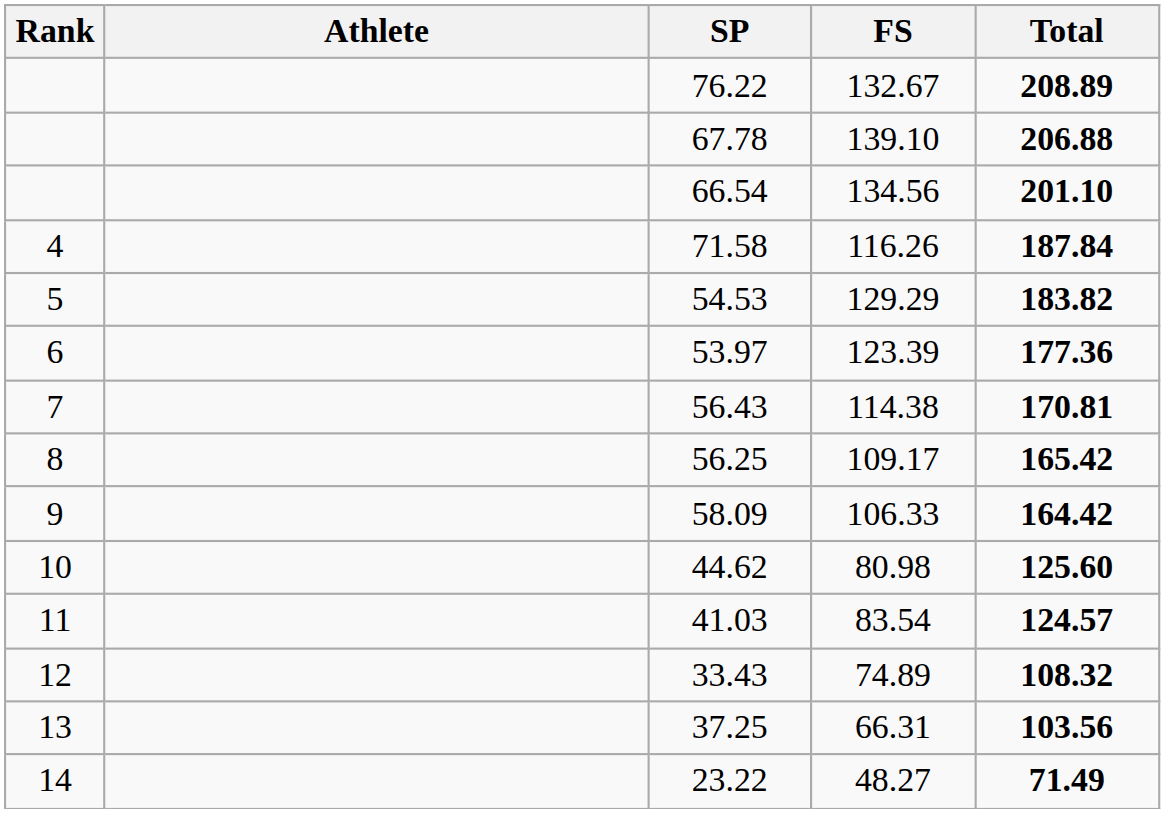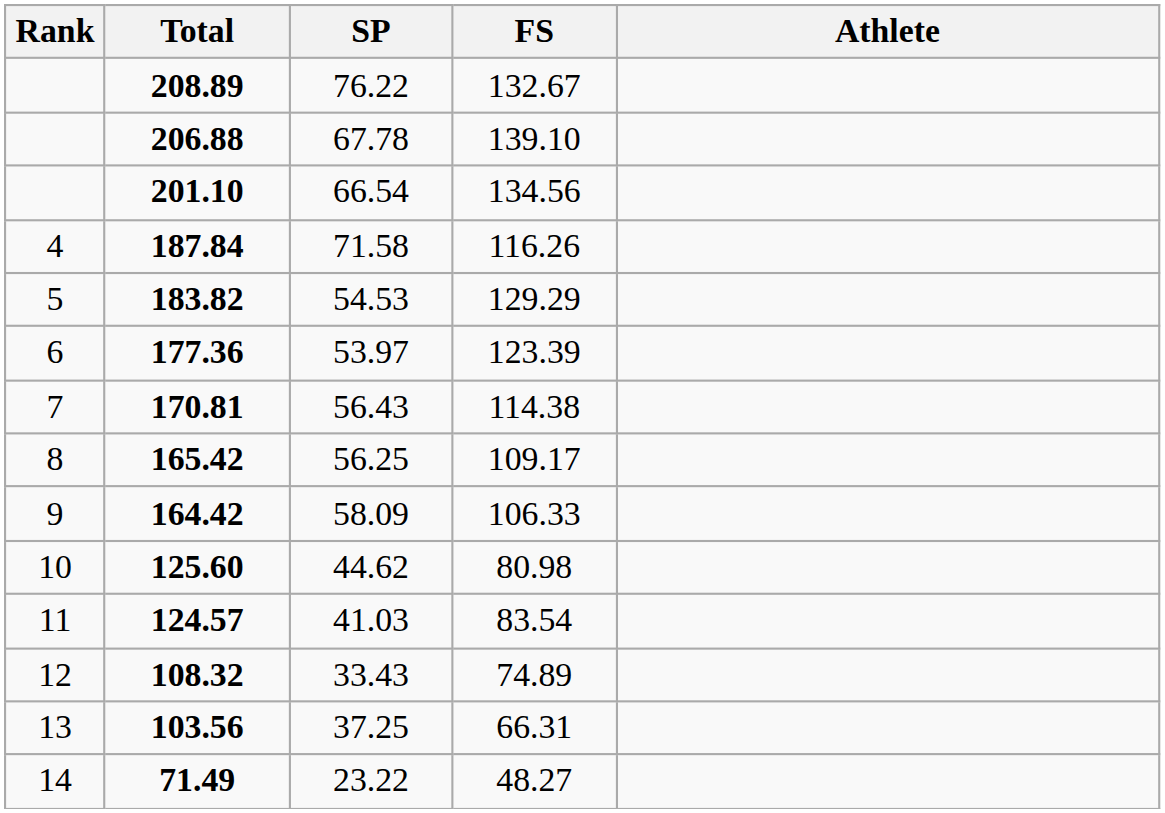columns swapped: (377, 31) <-> (1067, 31)
